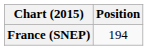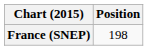(118, 34) 194 -> (118, 34) 198
